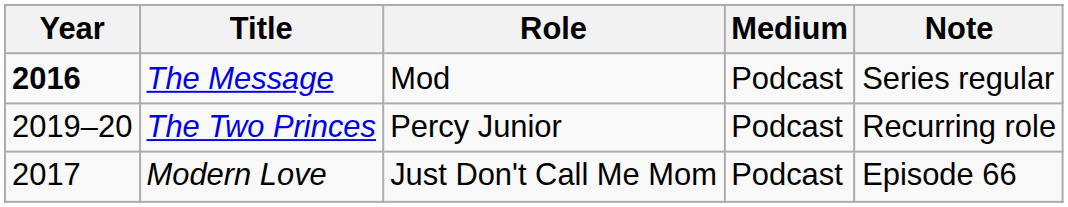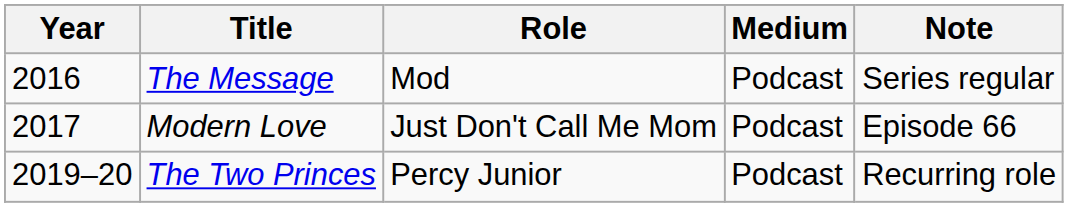(46, 77) bold -> (46, 77) normal
rows swapped: (237, 175) <-> (261, 126)
